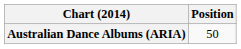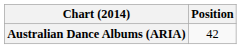(212, 33) 50 -> (212, 33) 42
